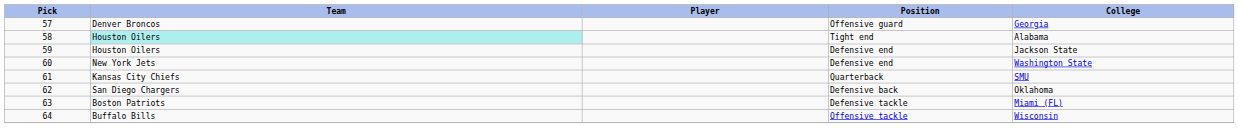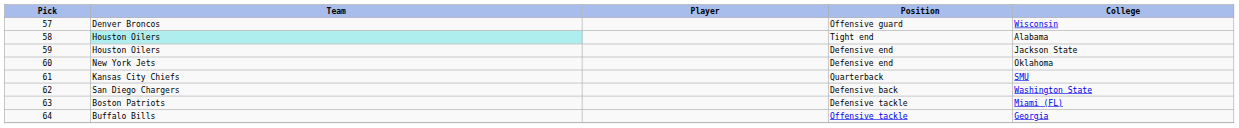(1031, 24) Georgia -> (1036, 24) Wisconsin
(1053, 63) Washington State -> (1034, 63) Oklahoma
(1034, 90) Oklahoma -> (1053, 90) Washington State
(1036, 116) Wisconsin -> (1031, 116) Georgia
